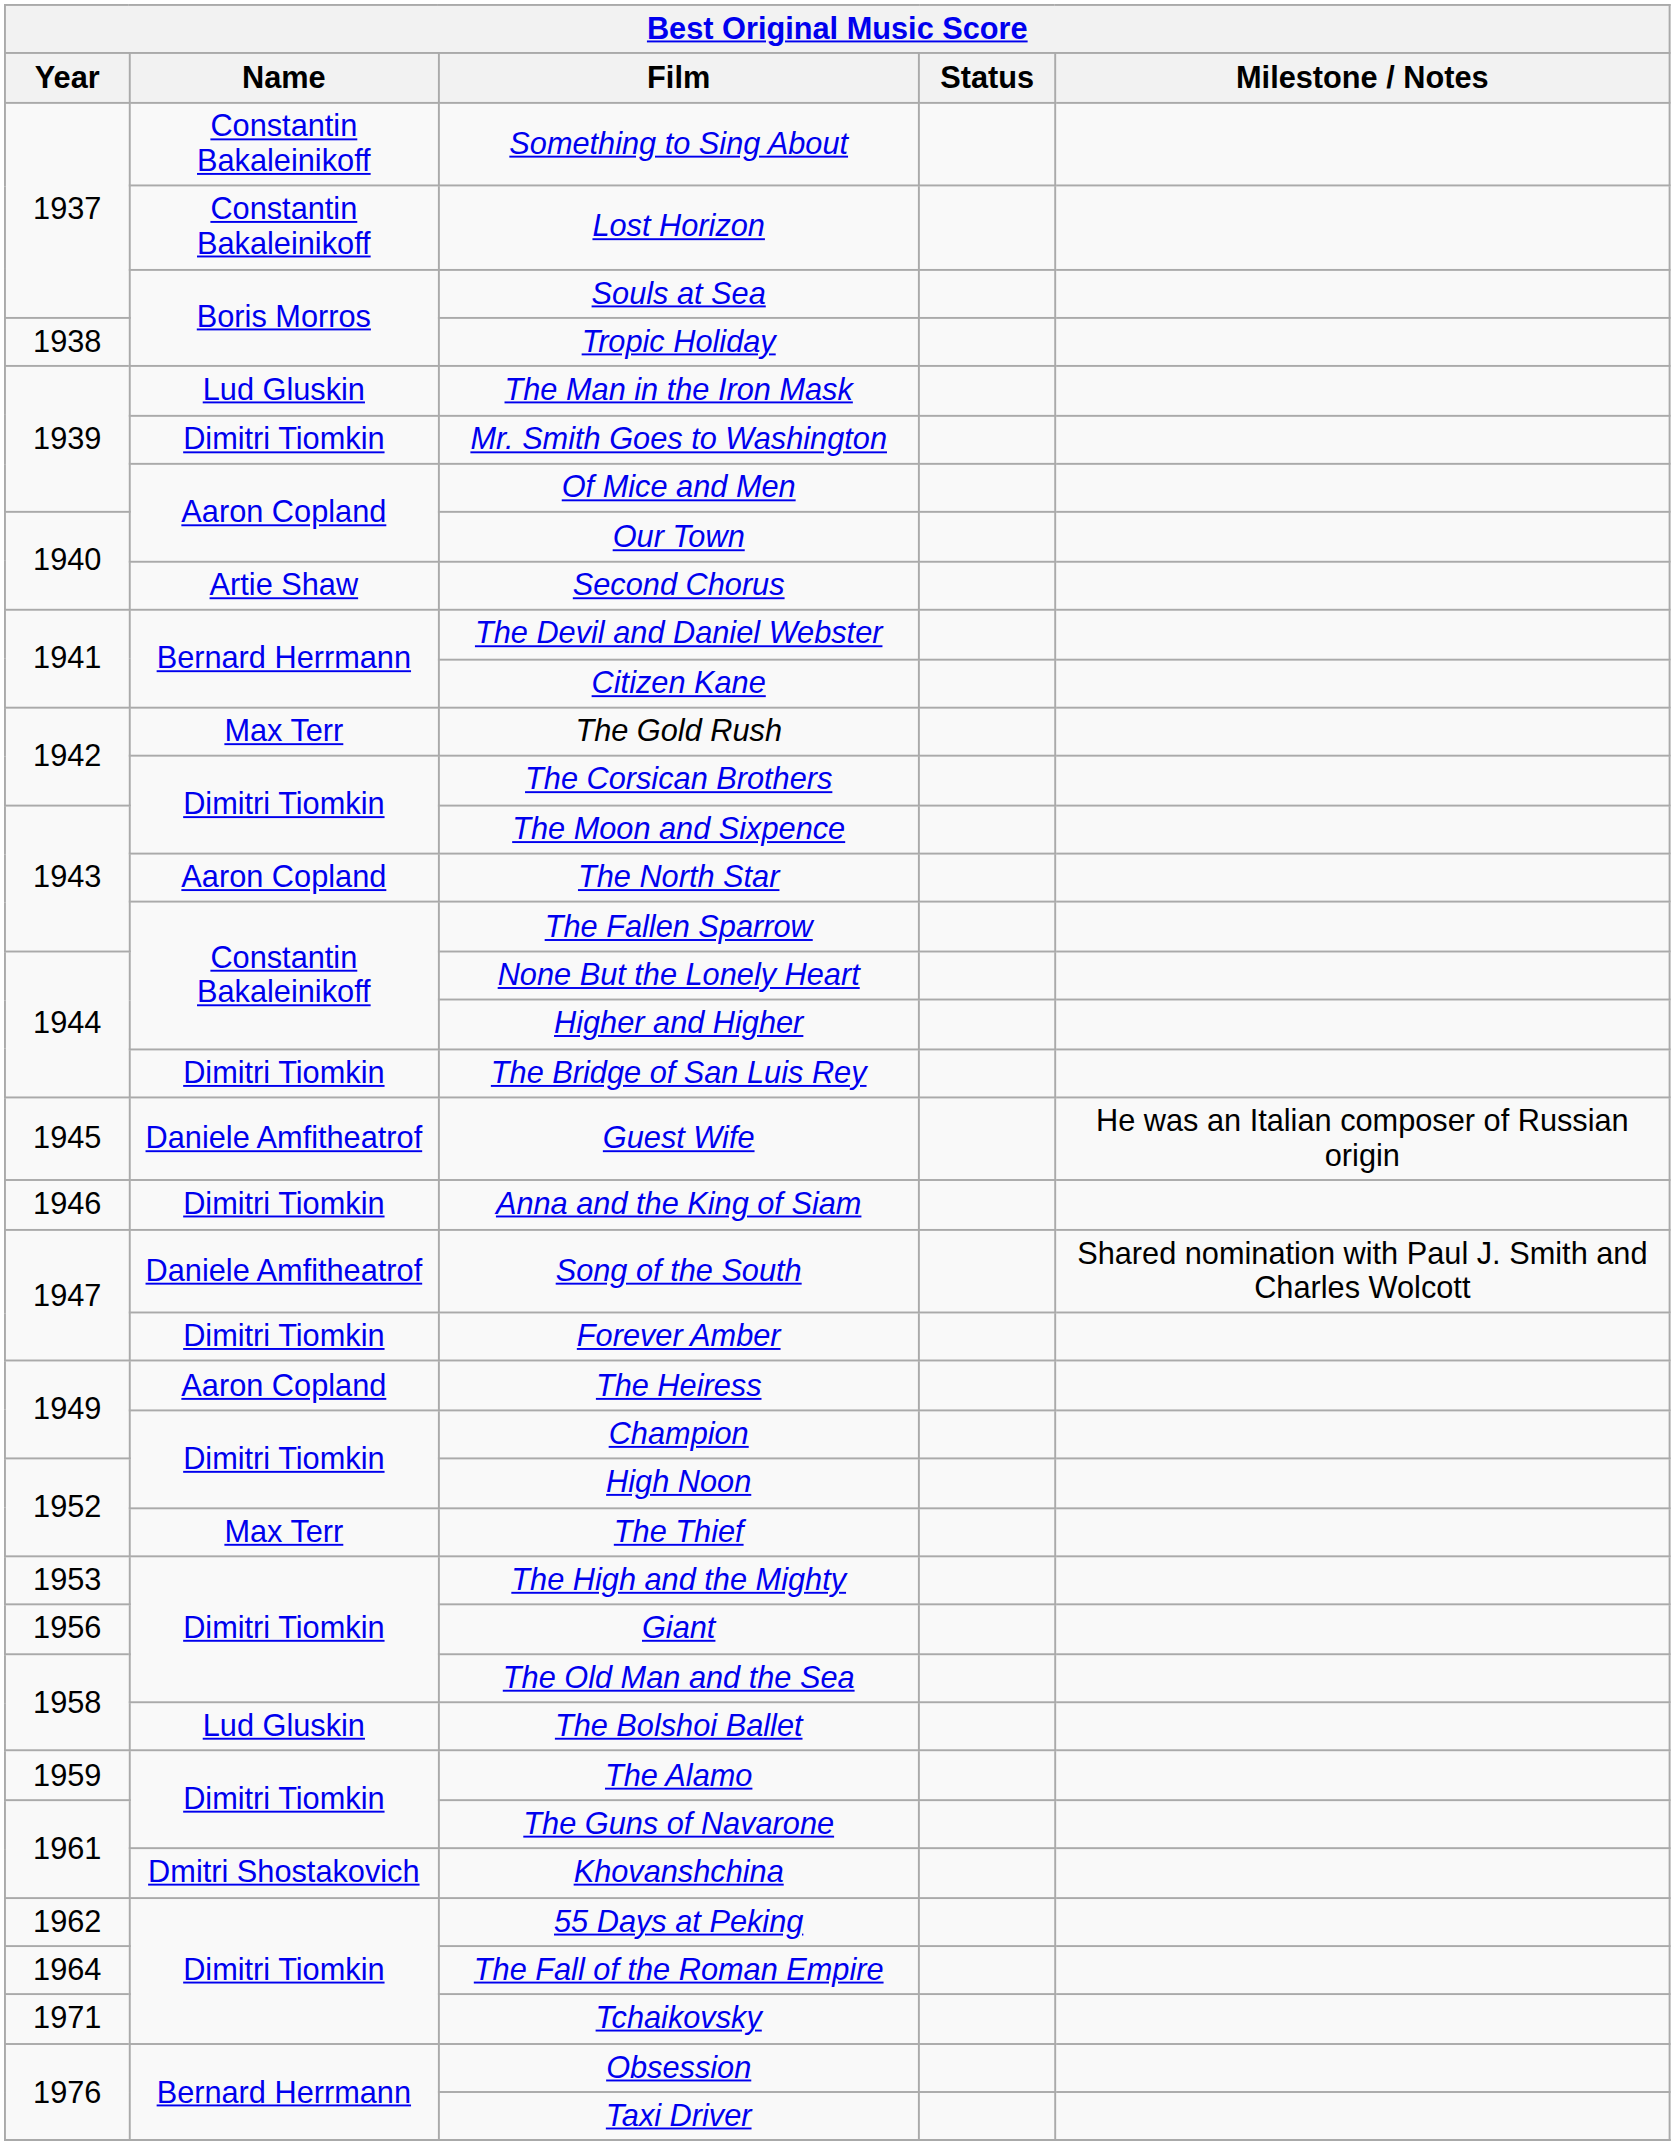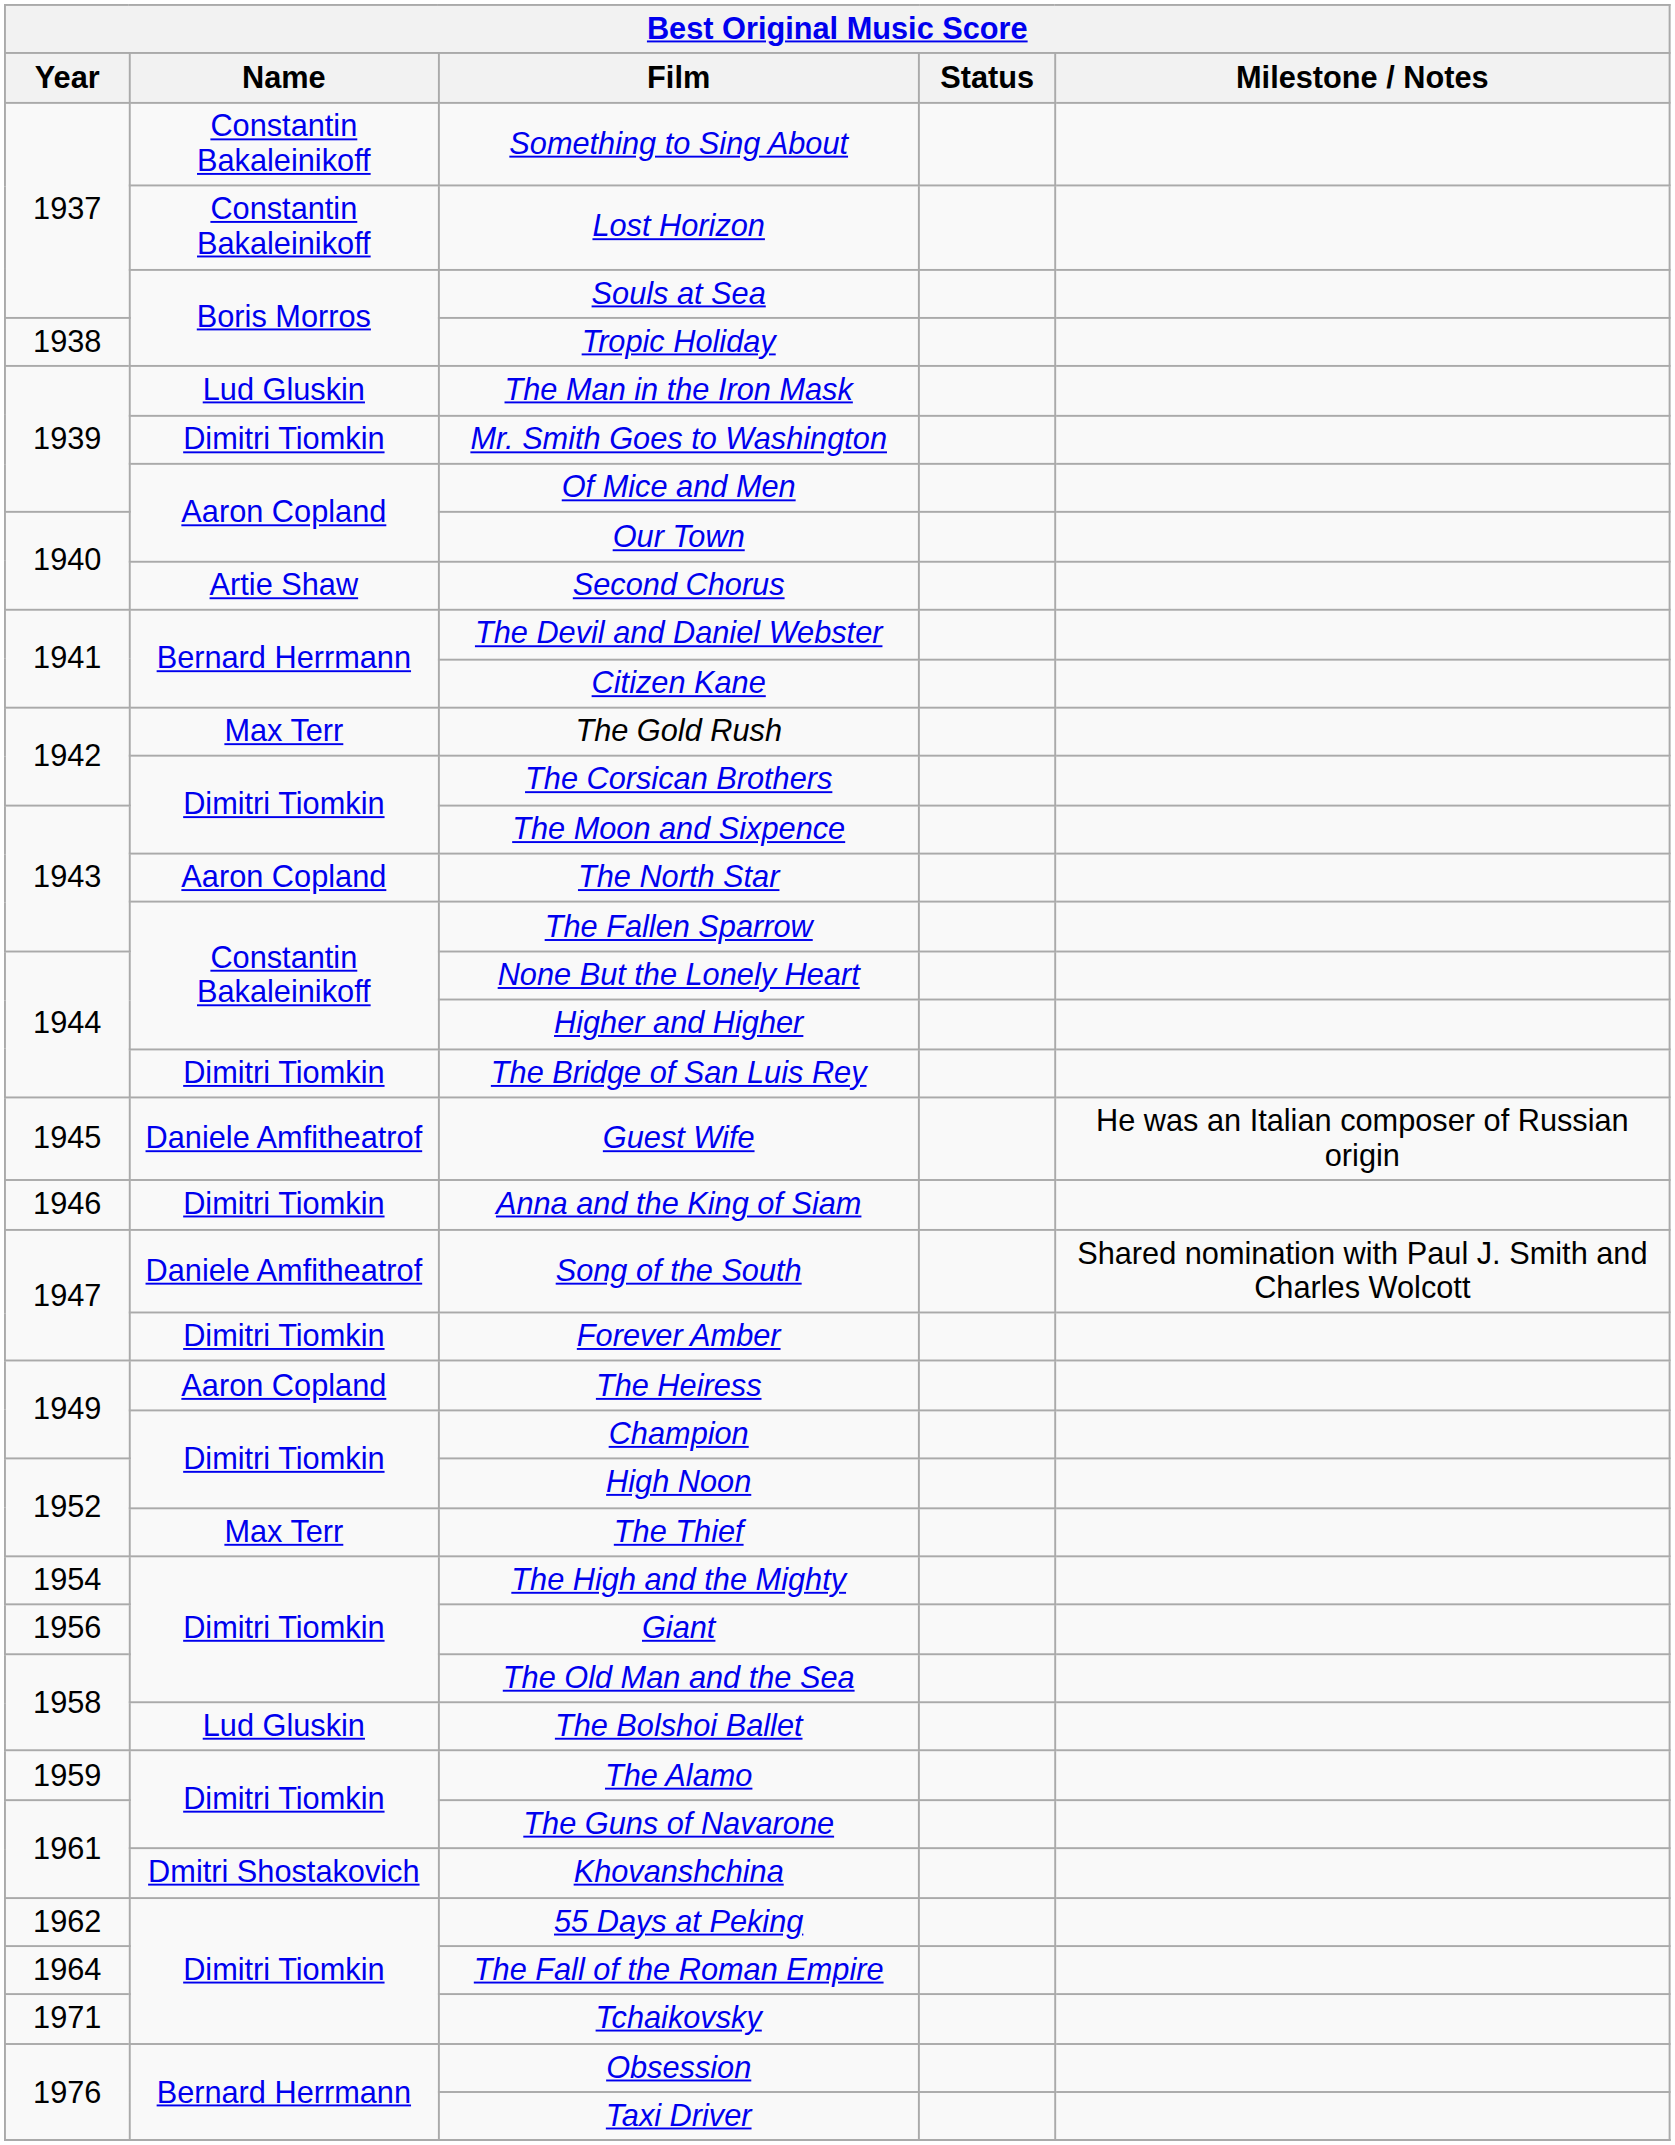(67, 1579) 1953 -> (67, 1579) 1954
